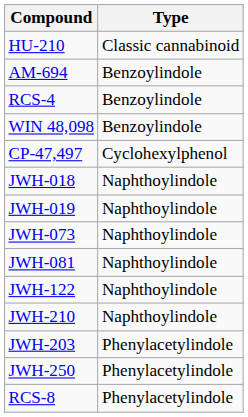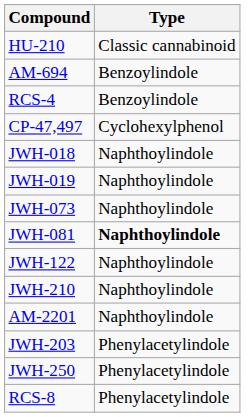- row: (51, 126)
(159, 262) normal -> (159, 235) bold
+ row: (42, 316)
